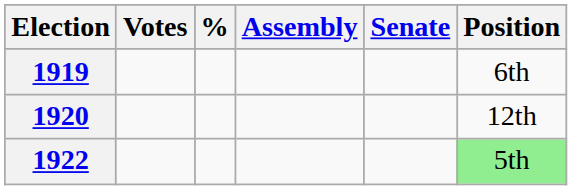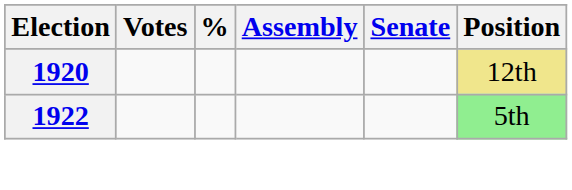- row: (61, 71)
(512, 116) no background -> (512, 71) khaki background
